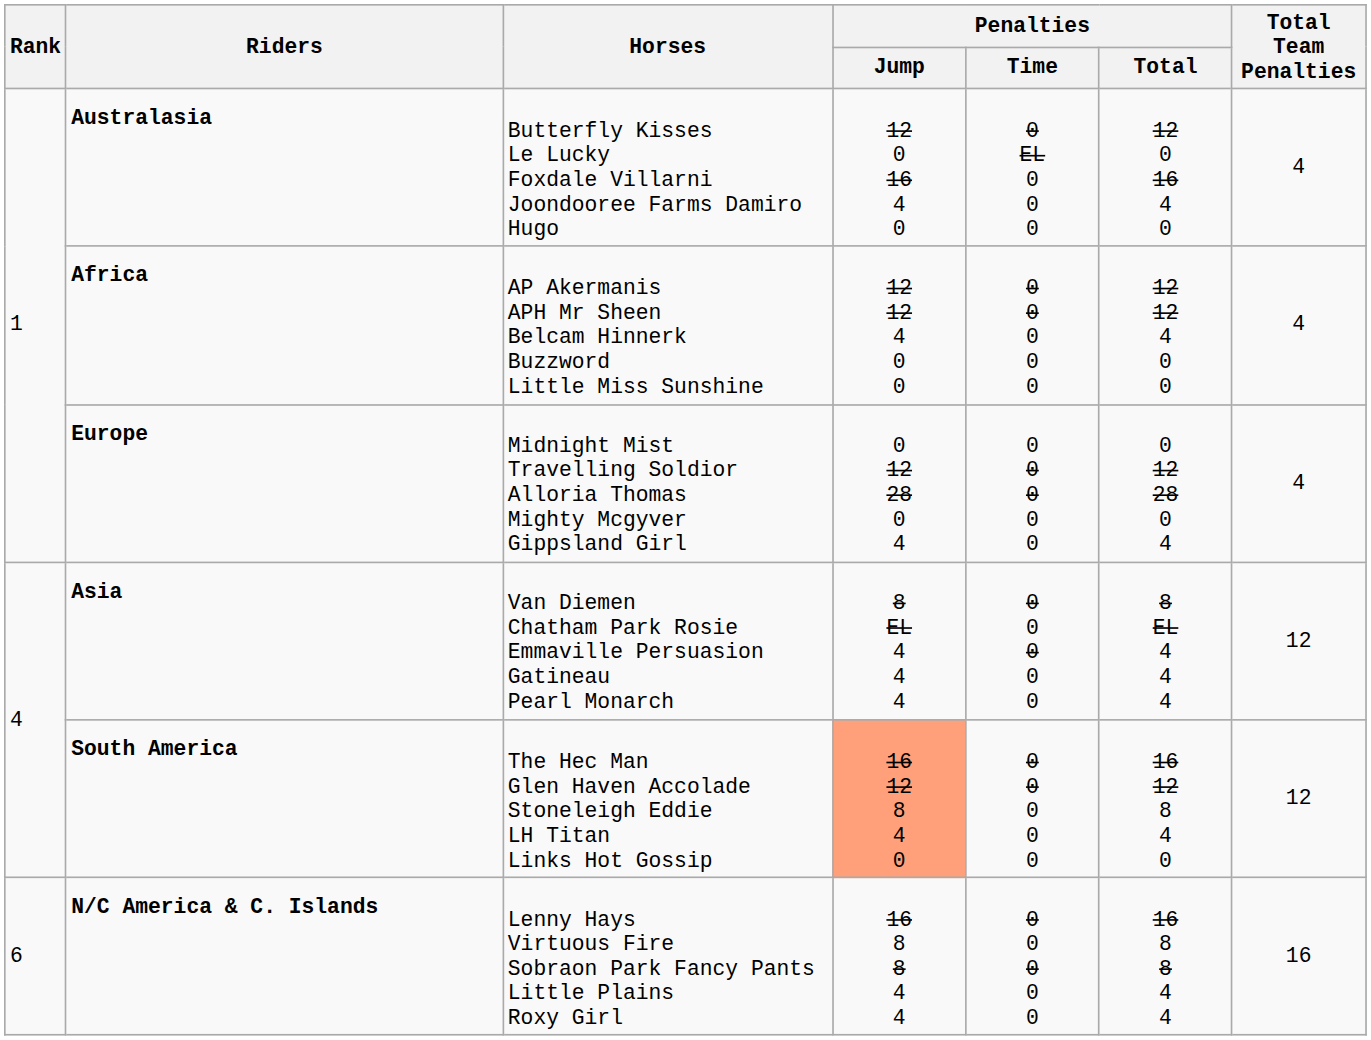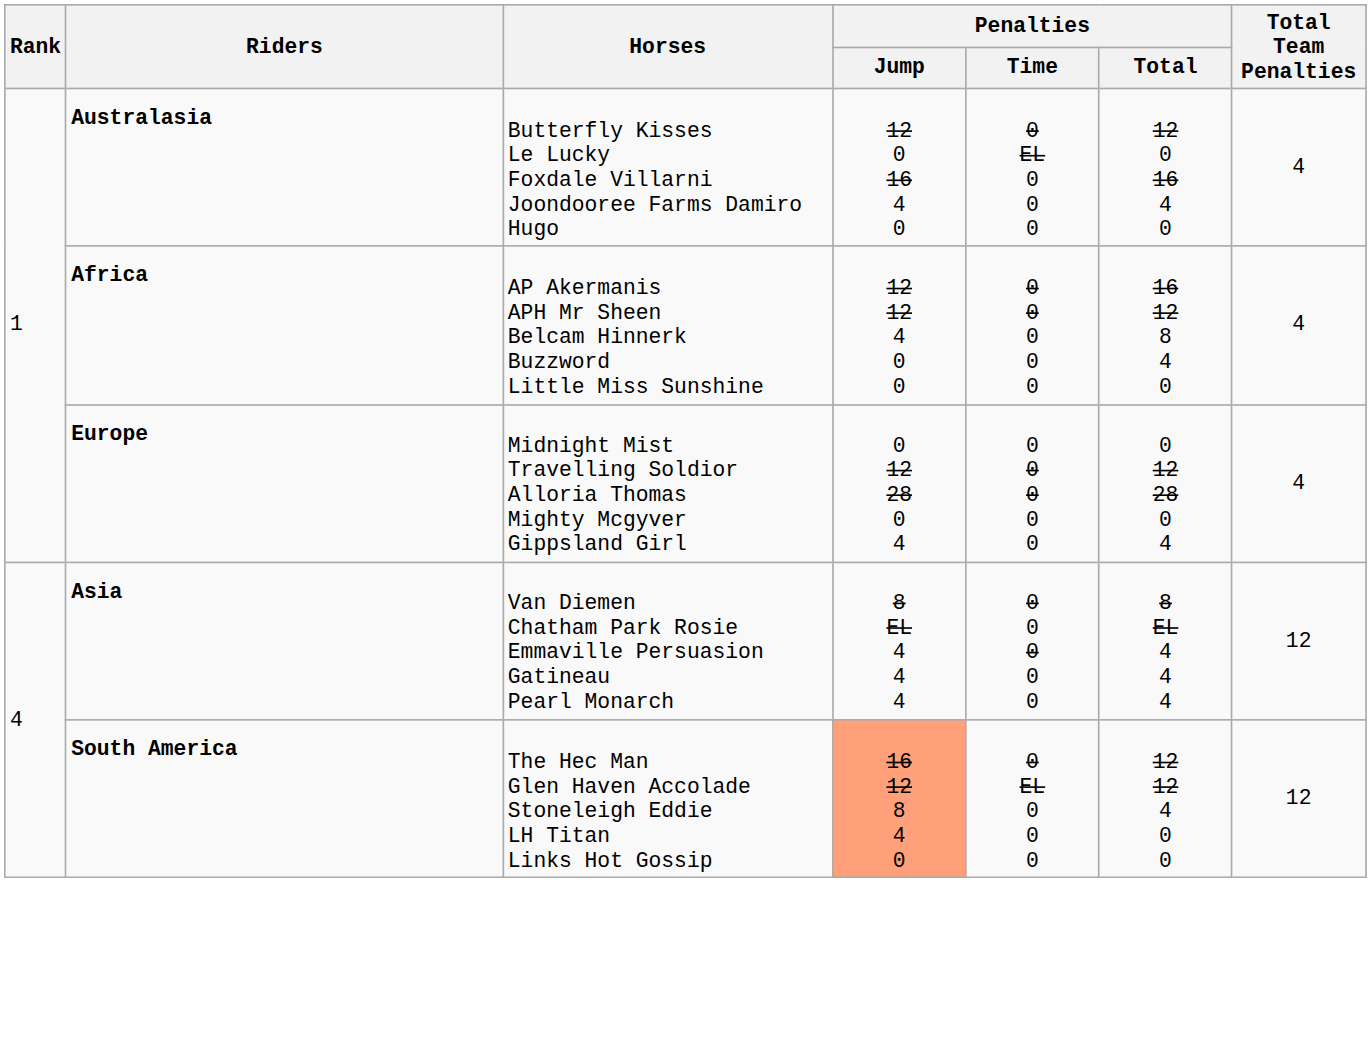(1166, 338) 12 12 4 0 0 -> (1166, 338) 16 12 8 4 0
(1032, 811) 0 0 0 0 0 -> (1032, 811) 0 EL 0 0 0
(1166, 811) 16 12 8 4 0 -> (1166, 811) 12 12 4 0 0
- row: (225, 907)
